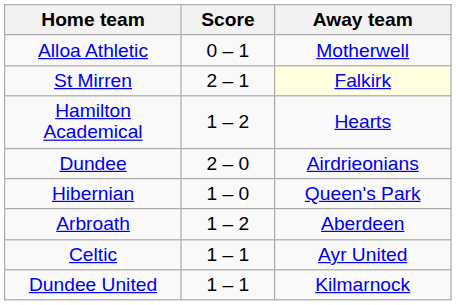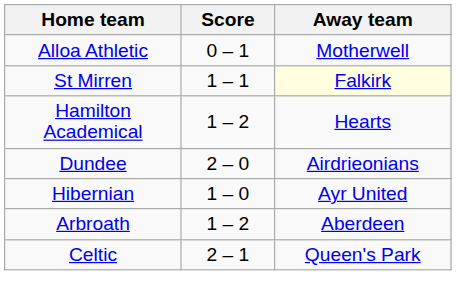(228, 80) 2 – 1 -> (228, 80) 1 – 1
(363, 193) Queen's Park -> (363, 193) Ayr United
(228, 254) 1 – 1 -> (228, 254) 2 – 1
(363, 254) Ayr United -> (363, 254) Queen's Park
- row: (93, 284)
